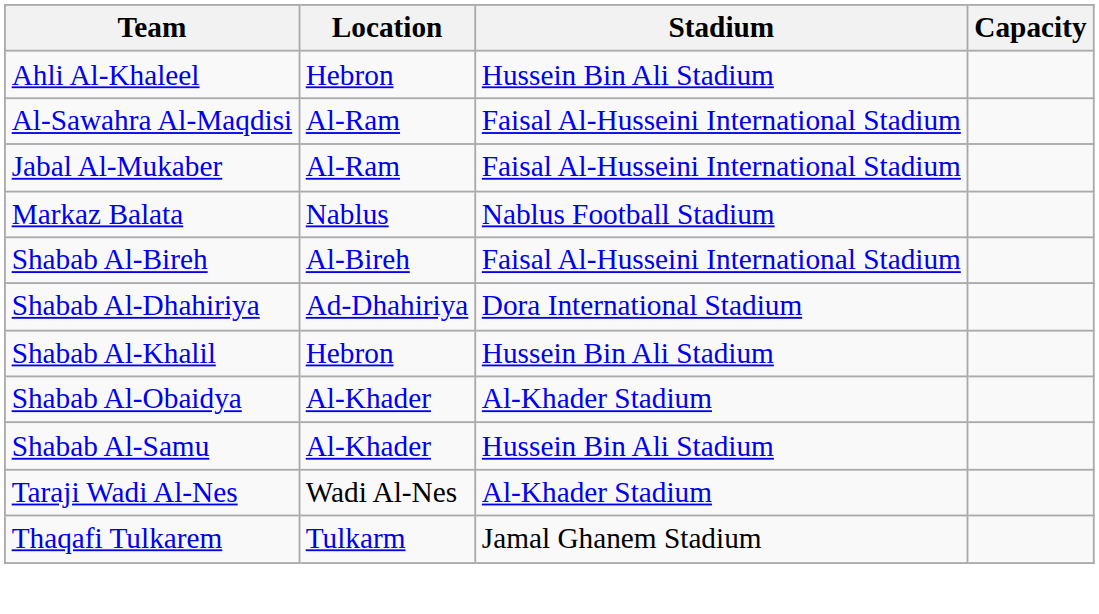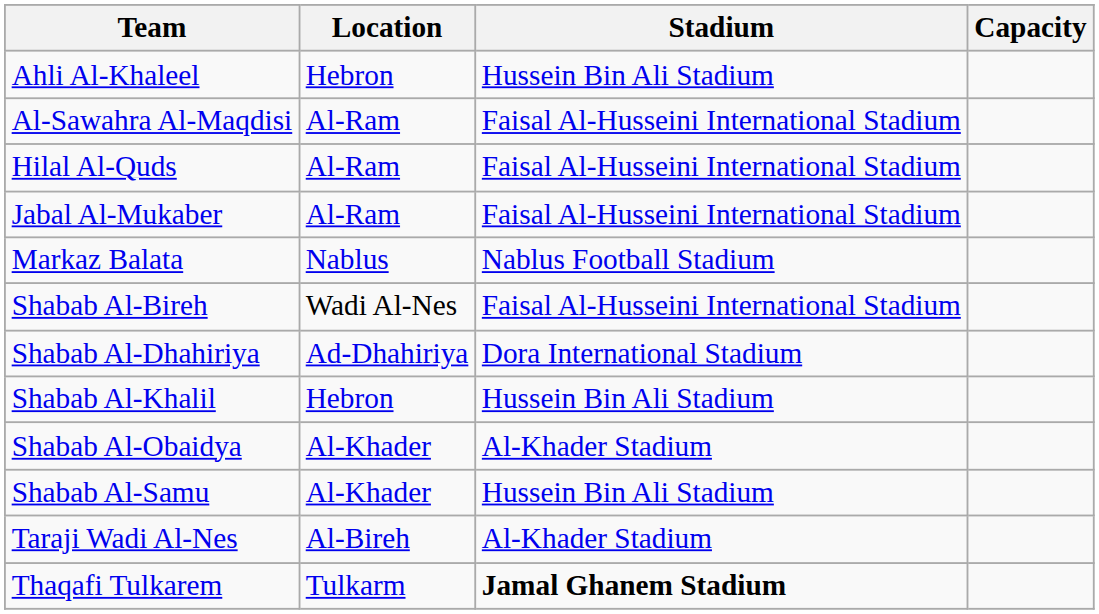+ row: (94, 167)
(358, 259) Al-Bireh -> (381, 306) Wadi Al-Nes
(381, 492) Wadi Al-Nes -> (358, 538) Al-Bireh
(622, 538) normal -> (634, 584) bold
